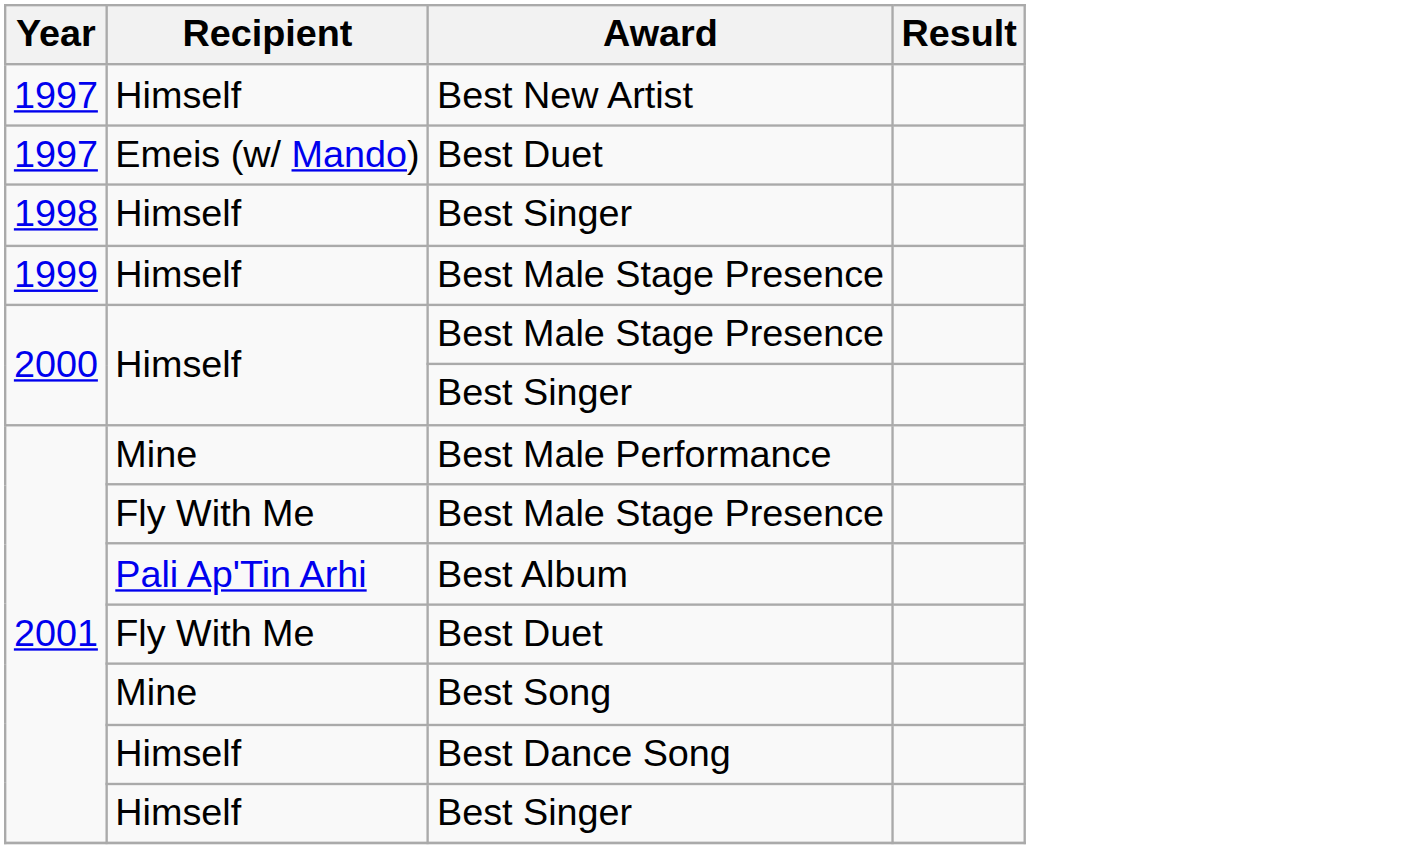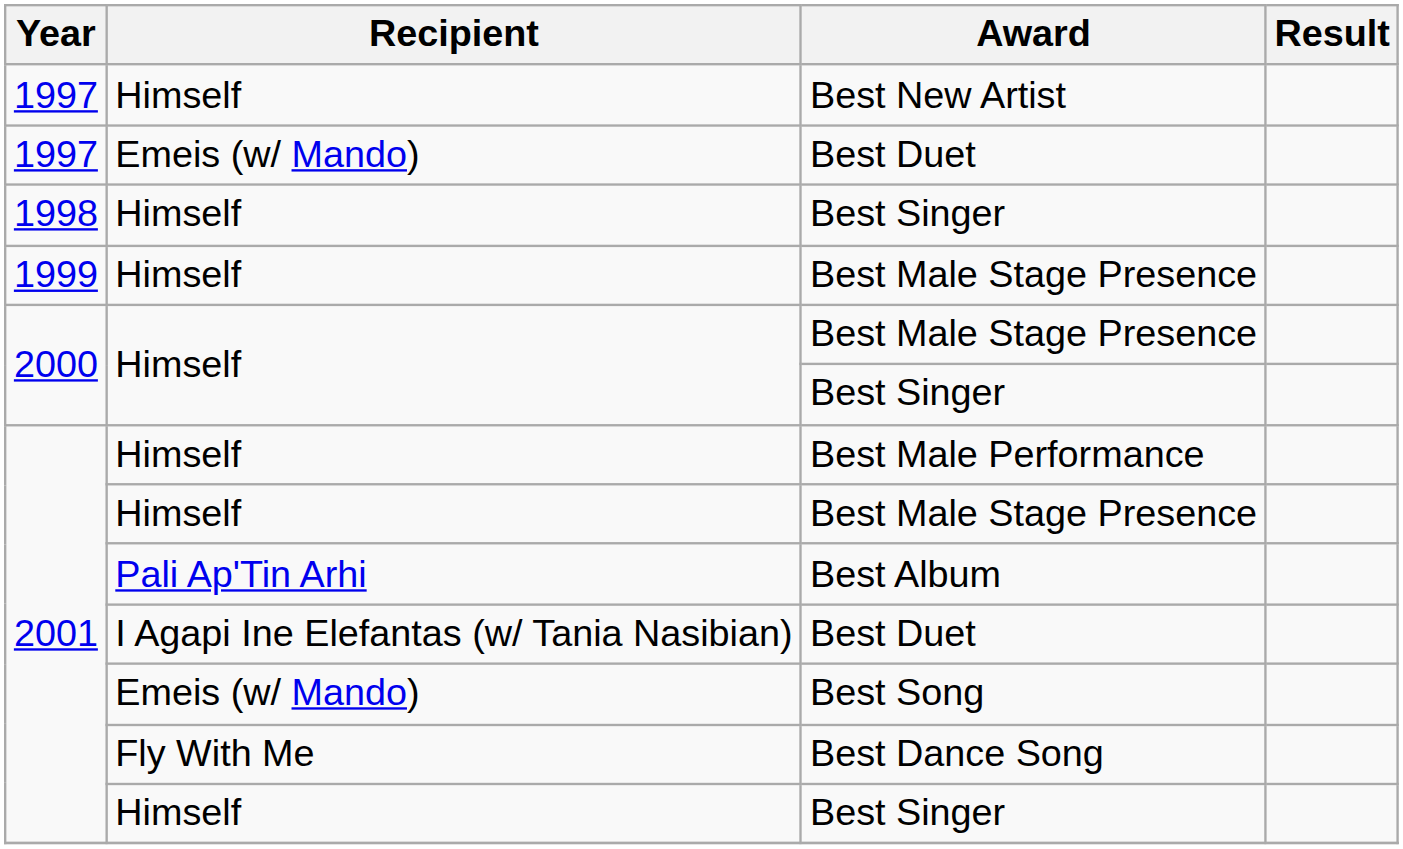(156, 453) Mine -> (178, 453) Himself
(215, 513) Fly With Me -> (178, 513) Himself
(215, 633) Fly With Me -> (454, 633) I Agapi Ine Elefantas (w/ Tania Nasibian)
(156, 693) Mine -> (267, 693) Emeis (w/ Mando)
(178, 753) Himself -> (215, 753) Fly With Me
